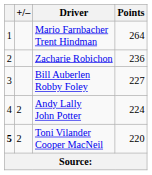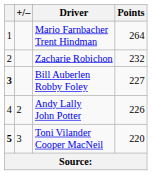(137, 58) 236 -> (137, 58) 232
(9, 81) normal -> (9, 81) bold
(137, 110) 224 -> (137, 110) 226
(19, 139) 2 -> (19, 139) 3
